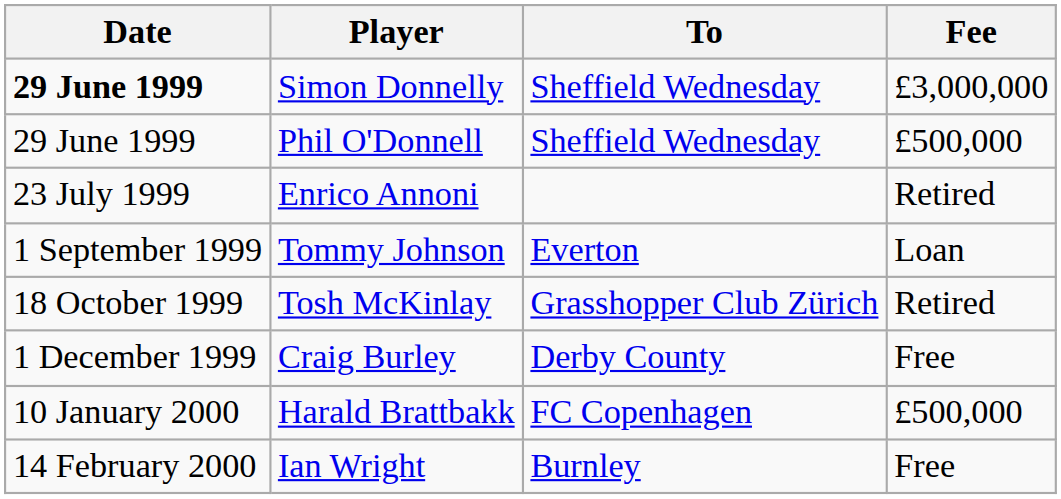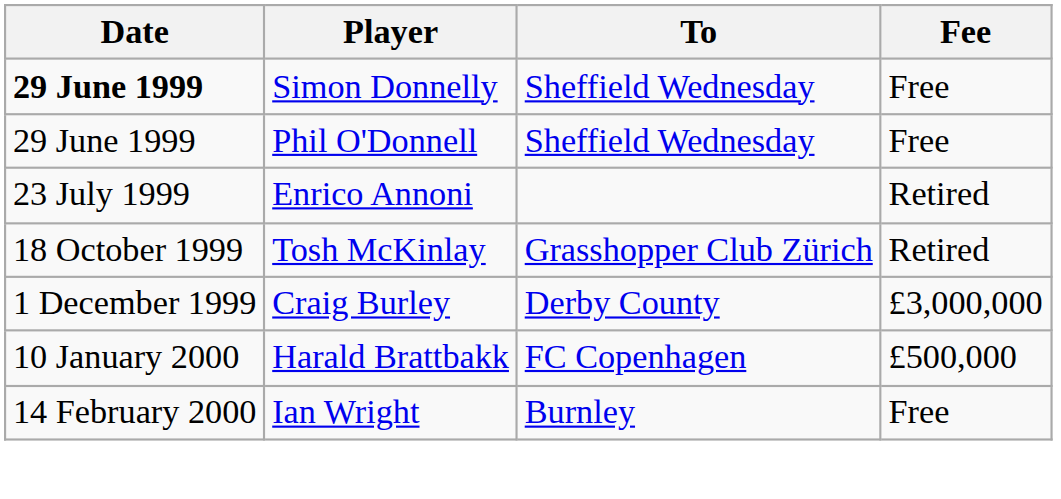(971, 85) £3,000,000 -> (919, 85) Free
(958, 140) £500,000 -> (919, 140) Free
- row: (391, 248)
(925, 357) Free -> (966, 303) £3,000,000
